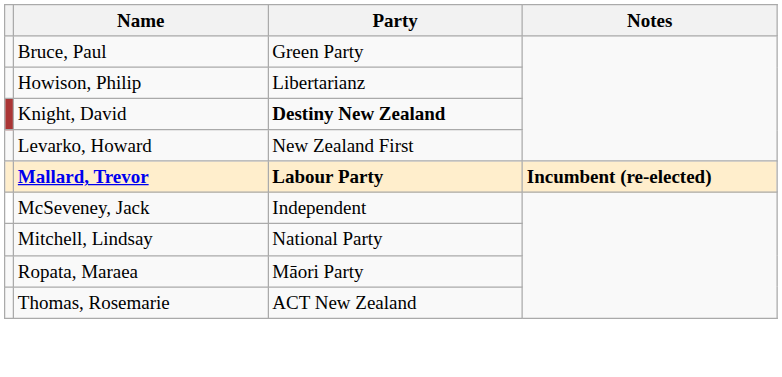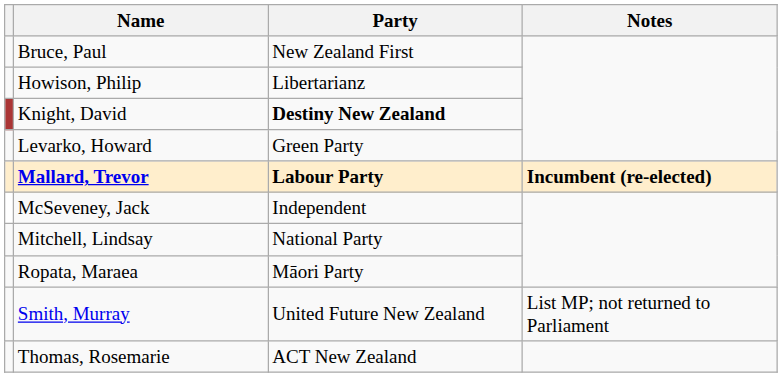(318, 51) Green Party -> (343, 51) New Zealand First
(343, 145) New Zealand First -> (318, 145) Green Party
+ row: (74, 313)
